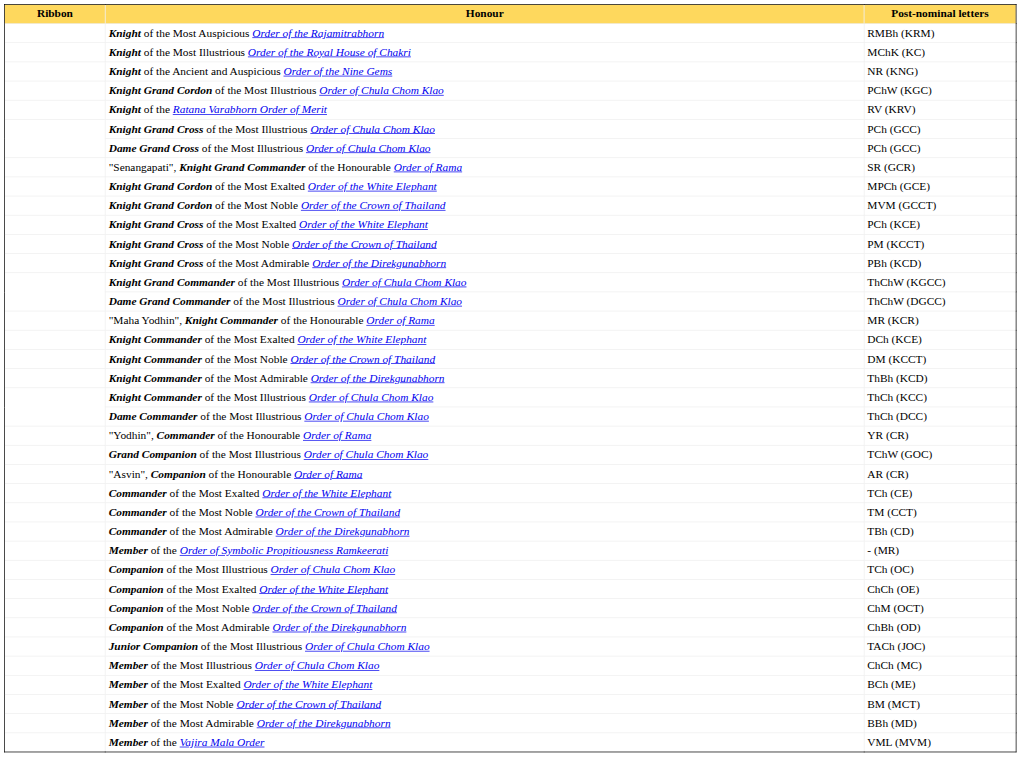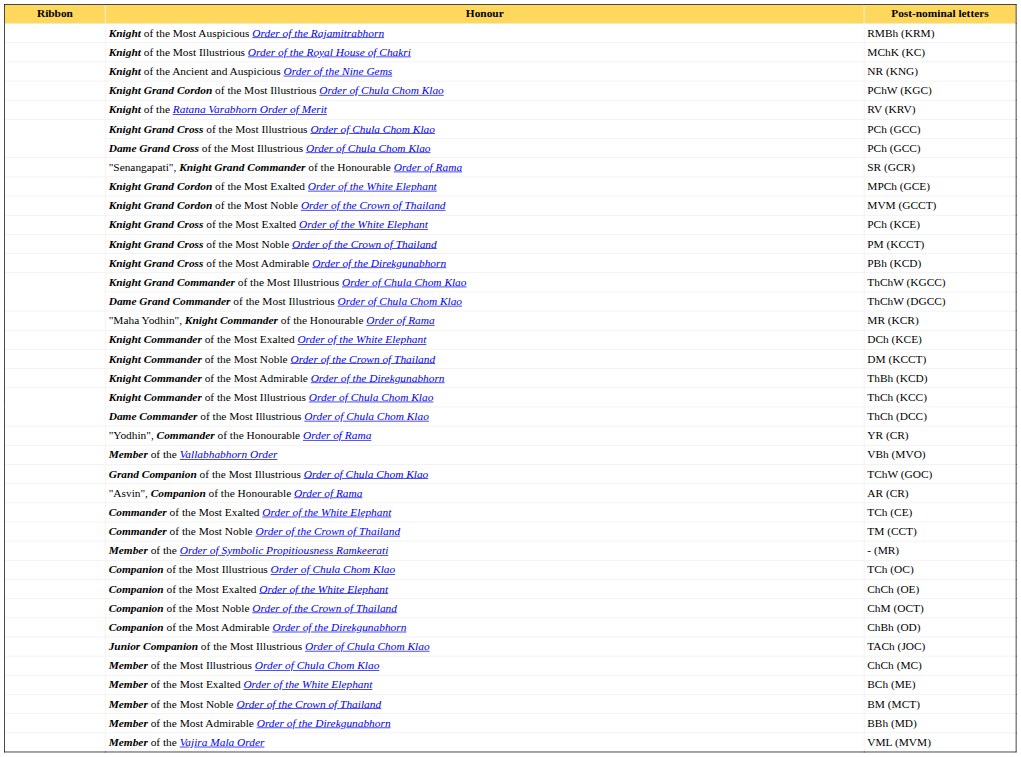+ row: (193, 454)
- row: (259, 531)
